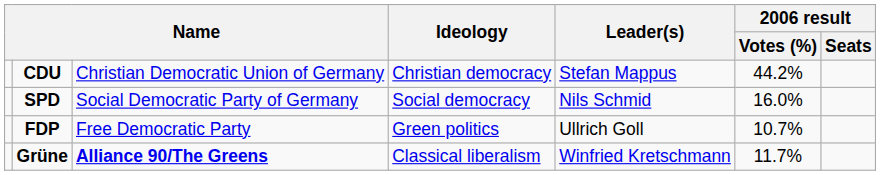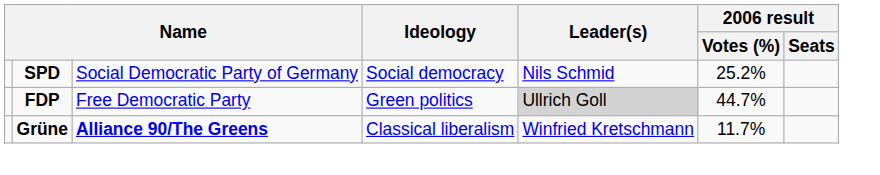- row: (42, 73)
(778, 101) 16.0% -> (741, 73) 25.2%
(601, 128) no background -> (565, 101) lightgrey background
(778, 128) 10.7% -> (741, 101) 44.7%
